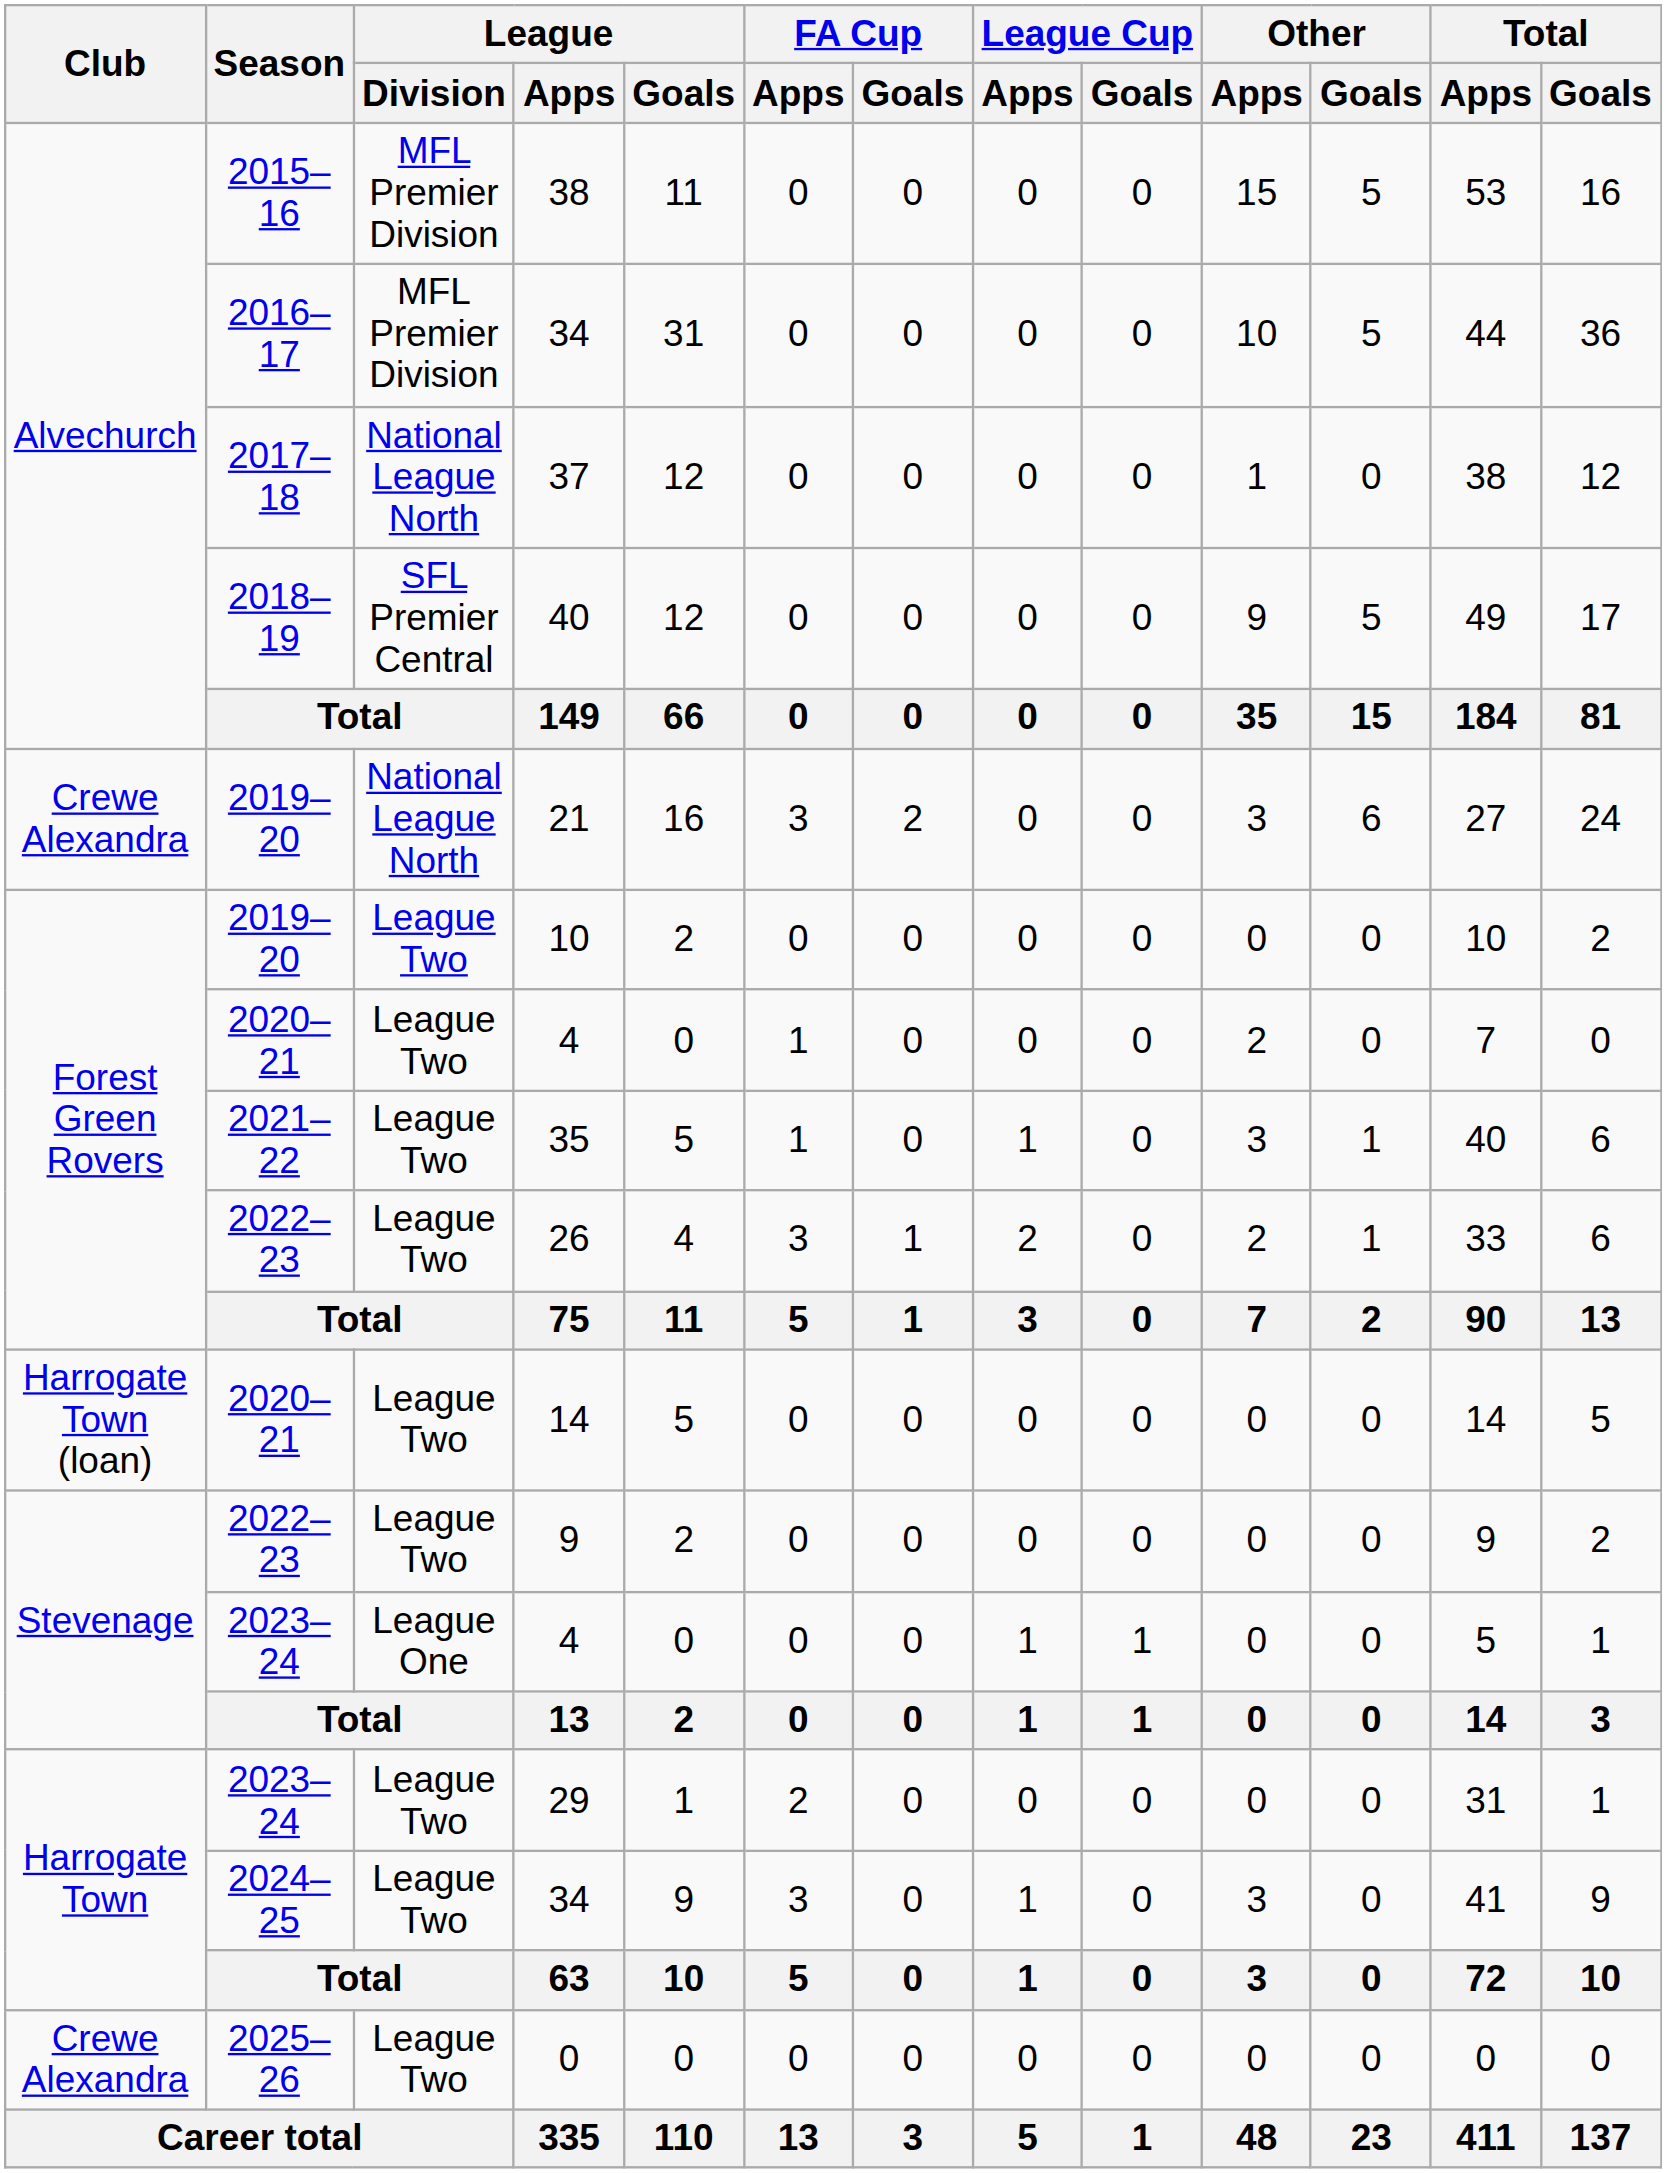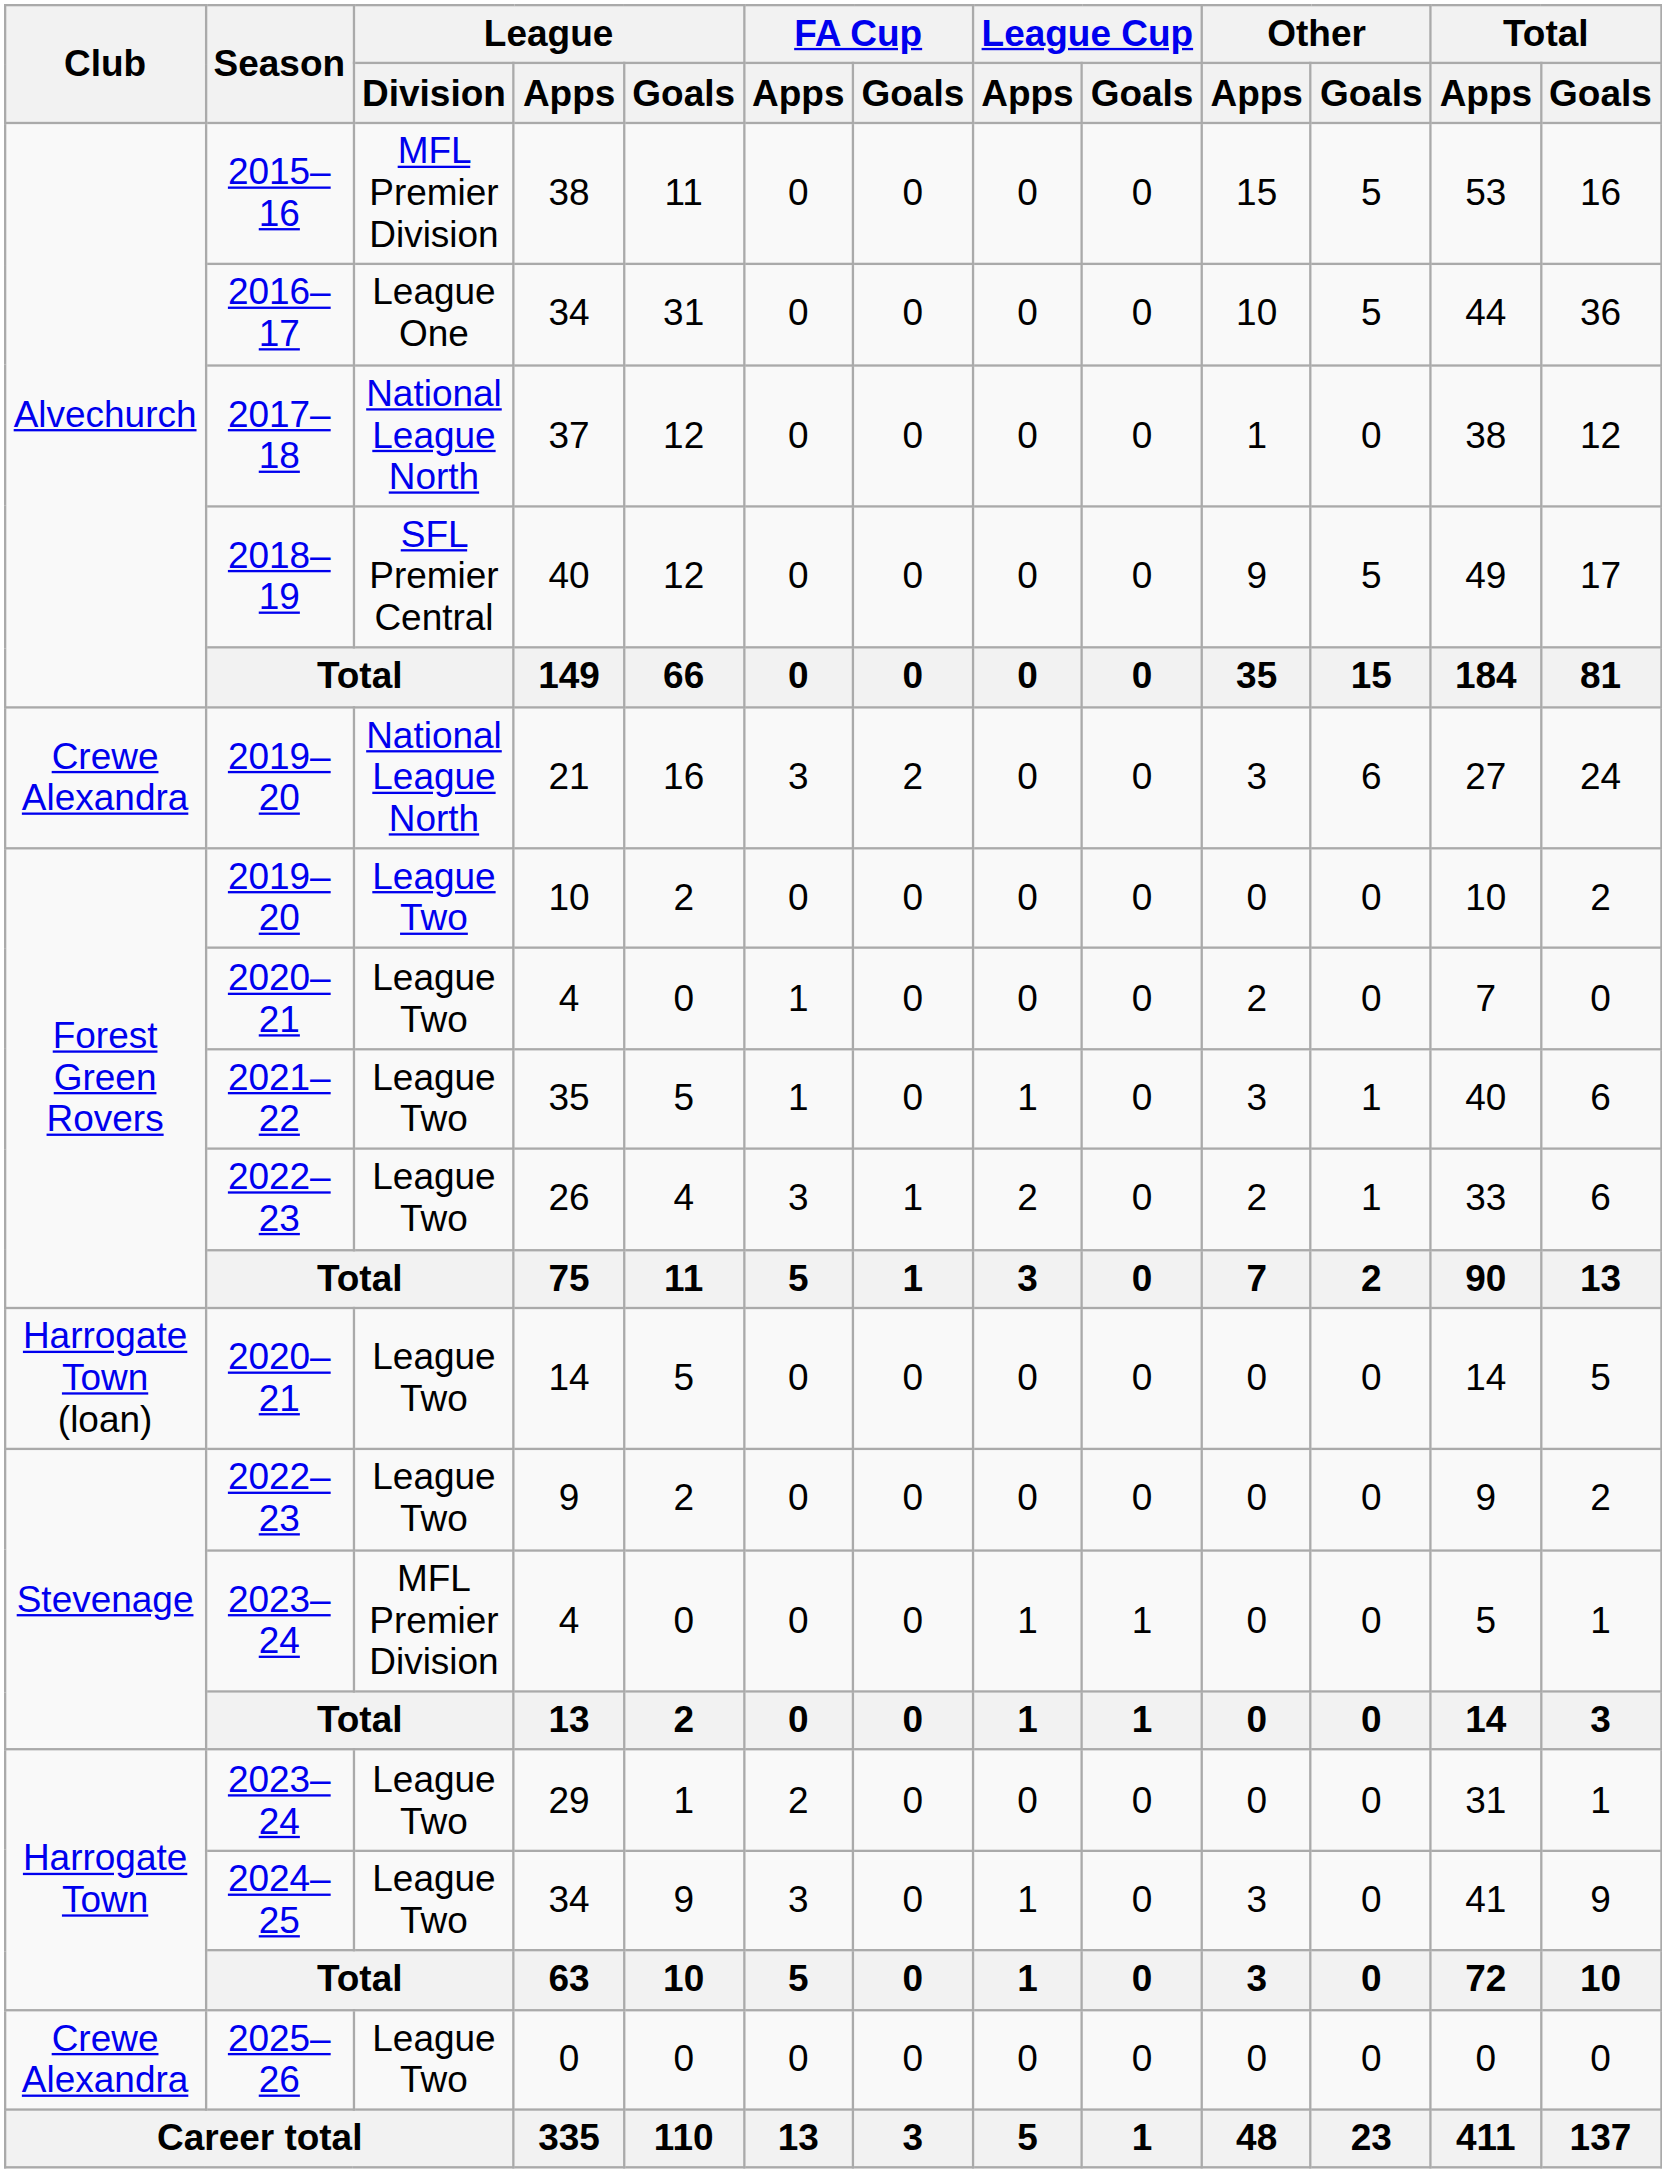(434, 334) MFL Premier Division -> (434, 313) League One
(434, 1640) League One -> (434, 1619) MFL Premier Division
